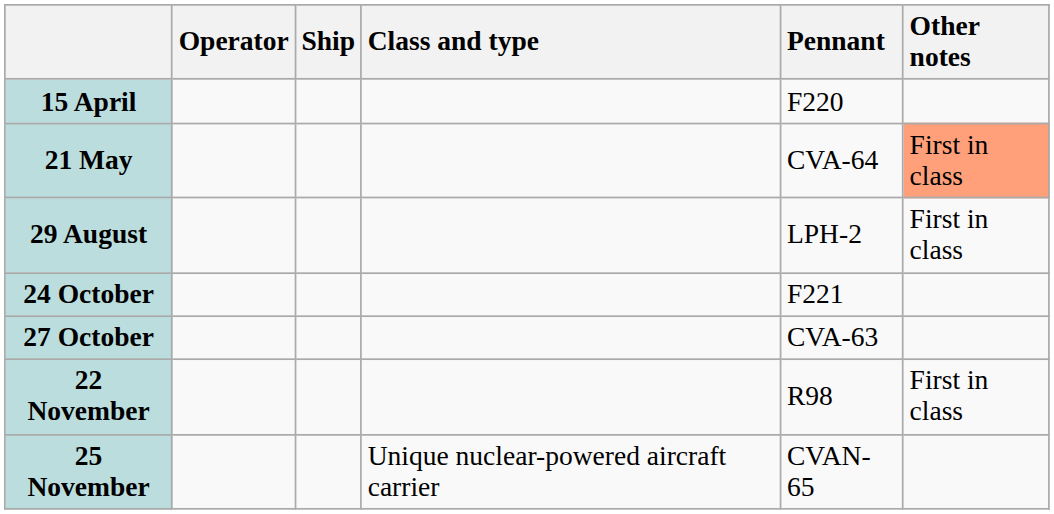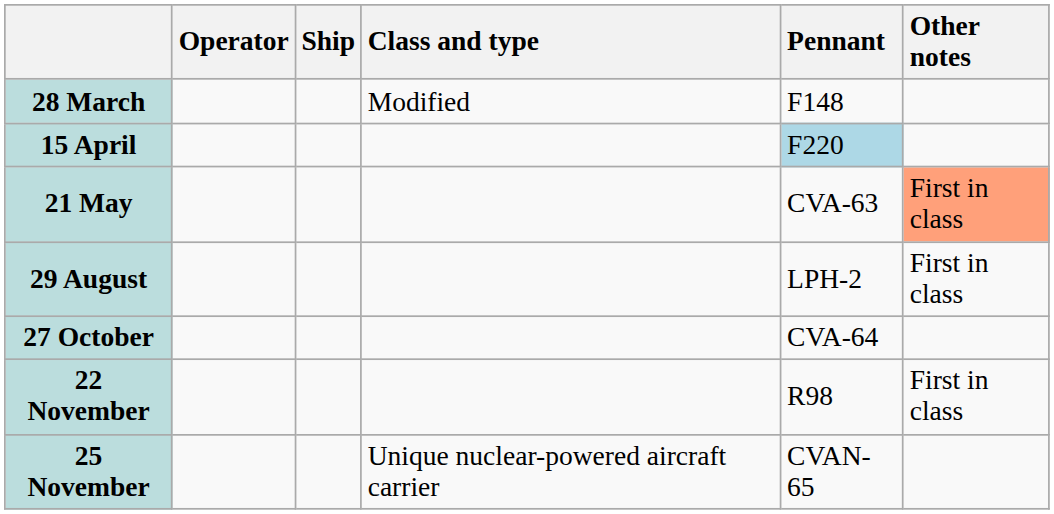+ row: (89, 100)
(815, 100) no background -> (815, 144) lightblue background
(833, 160) CVA-64 -> (833, 203) CVA-63
- row: (89, 293)
(833, 337) CVA-63 -> (833, 337) CVA-64
